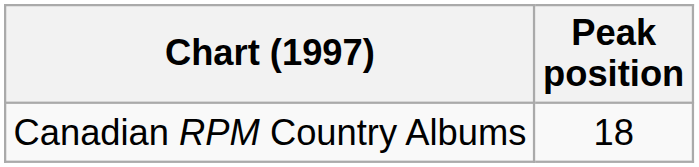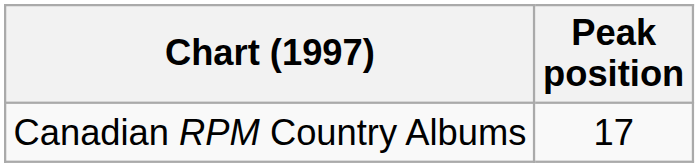(614, 131) 18 -> (614, 131) 17
